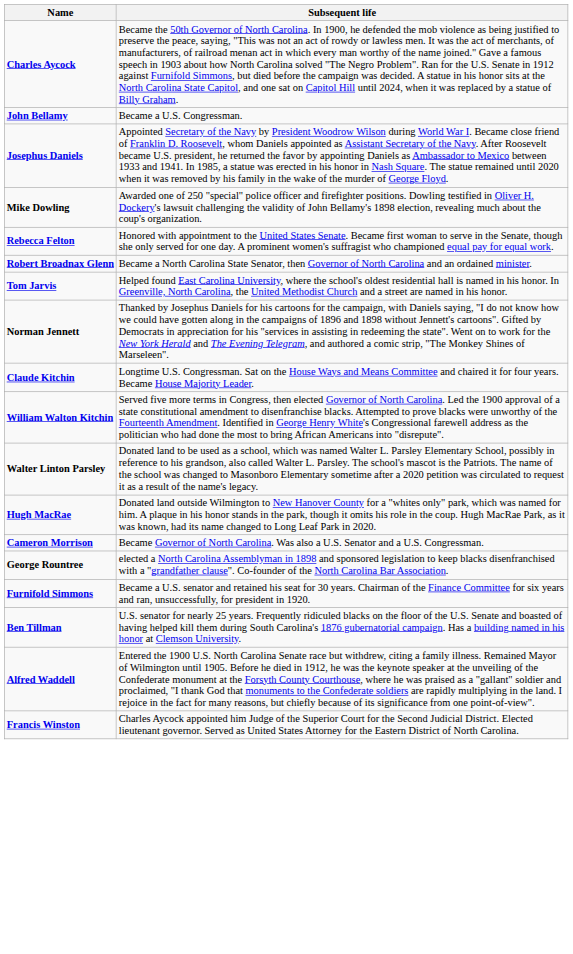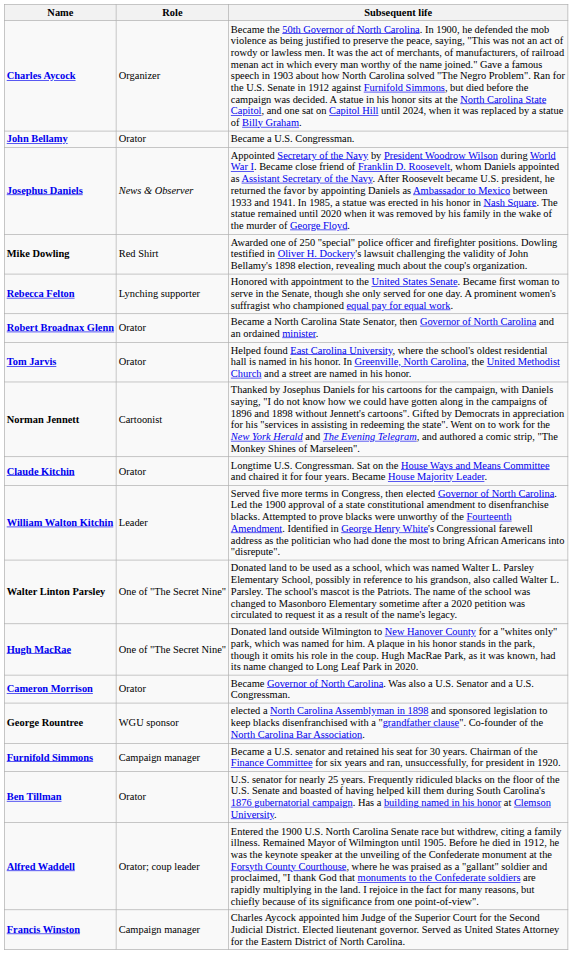+ column: (172, 12)
